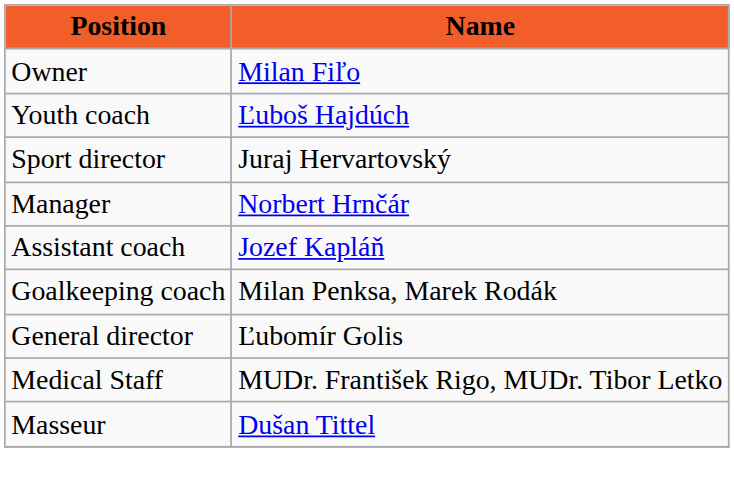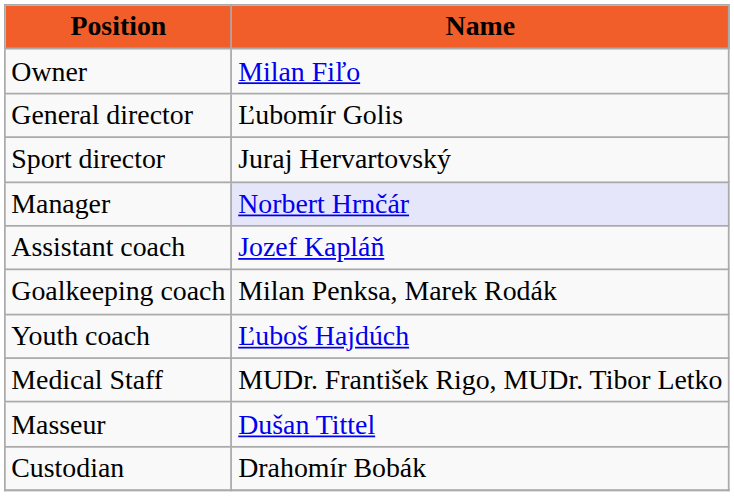rows swapped: (102, 335) <-> (81, 114)
(324, 203) no background -> (324, 203) lavender background
+ row: (68, 468)
